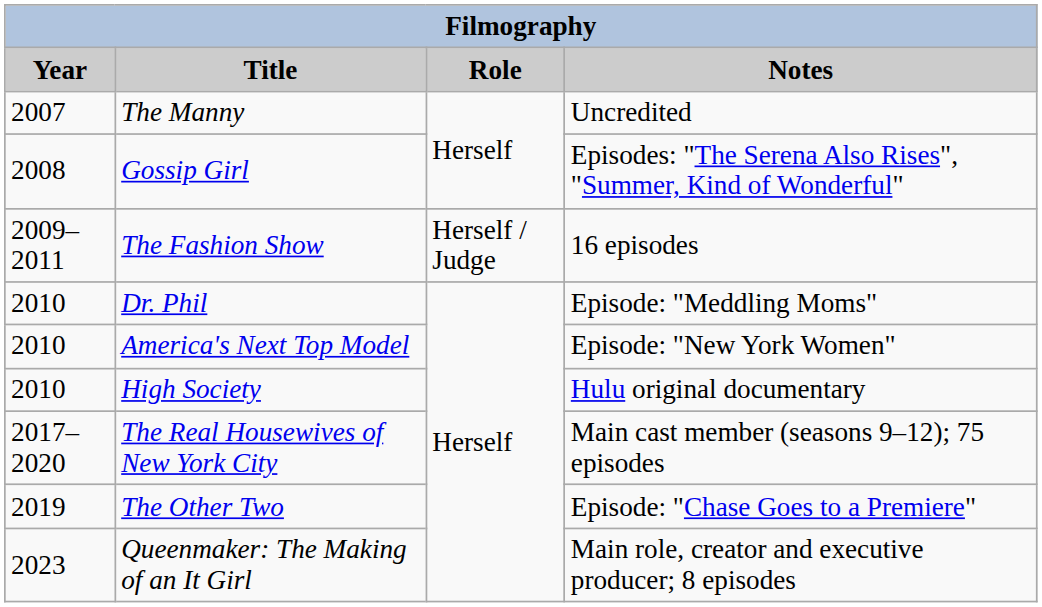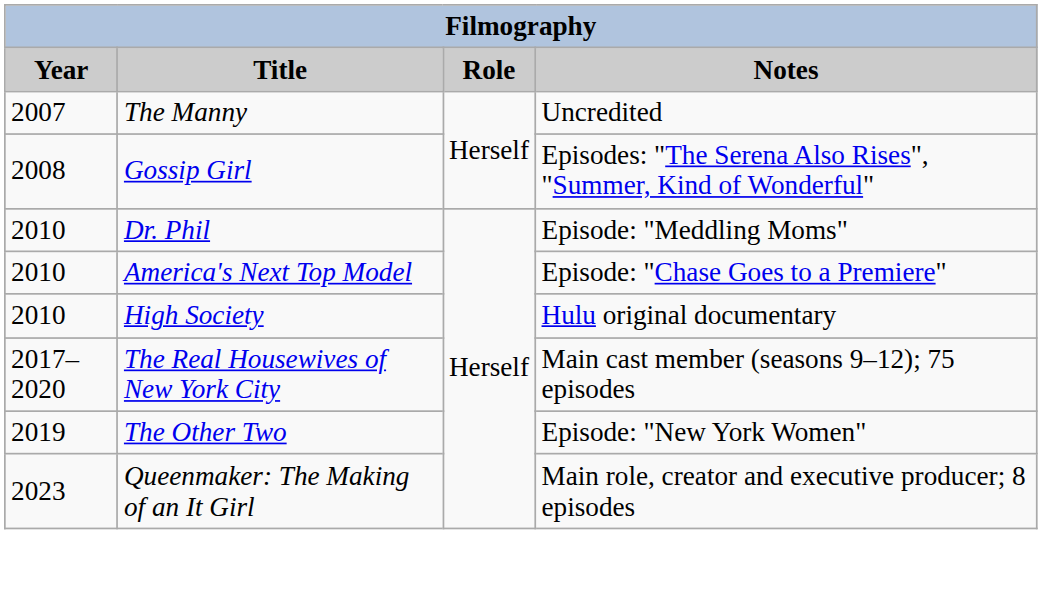- row: (222, 244)
(733, 346) Episode: "New York Women" -> (744, 272) Episode: "Chase Goes to a Premiere"
(773, 506) Episode: "Chase Goes to a Premiere" -> (704, 432) Episode: "New York Women"
